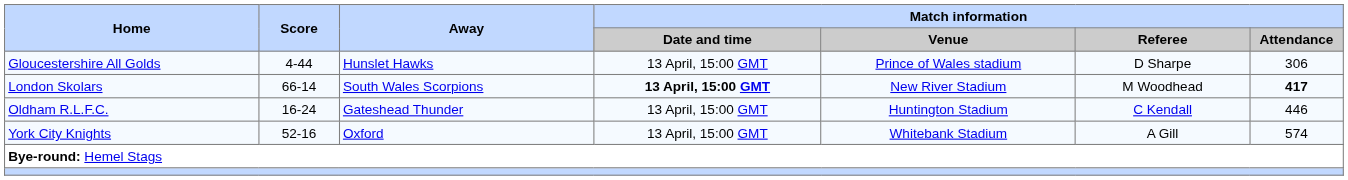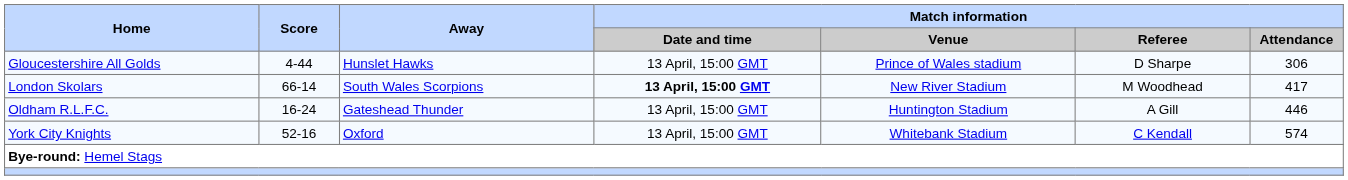(1296, 86) bold -> (1296, 86) normal
(1163, 109) C Kendall -> (1163, 109) A Gill
(1163, 133) A Gill -> (1163, 133) C Kendall
